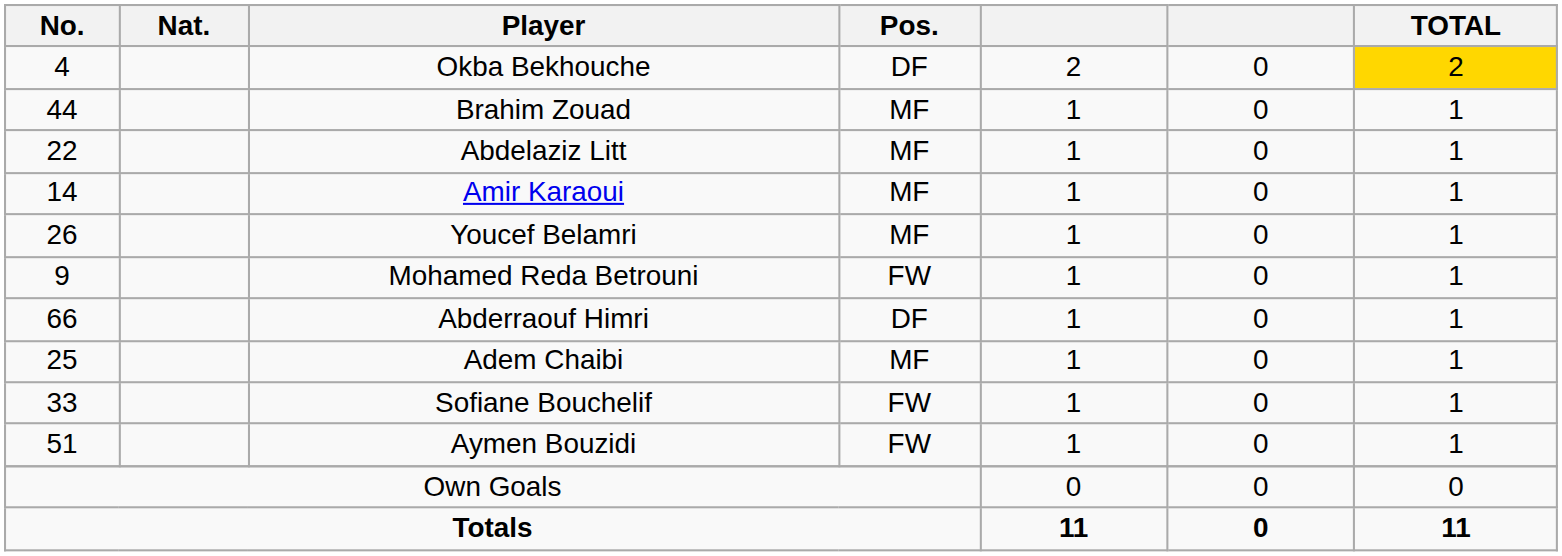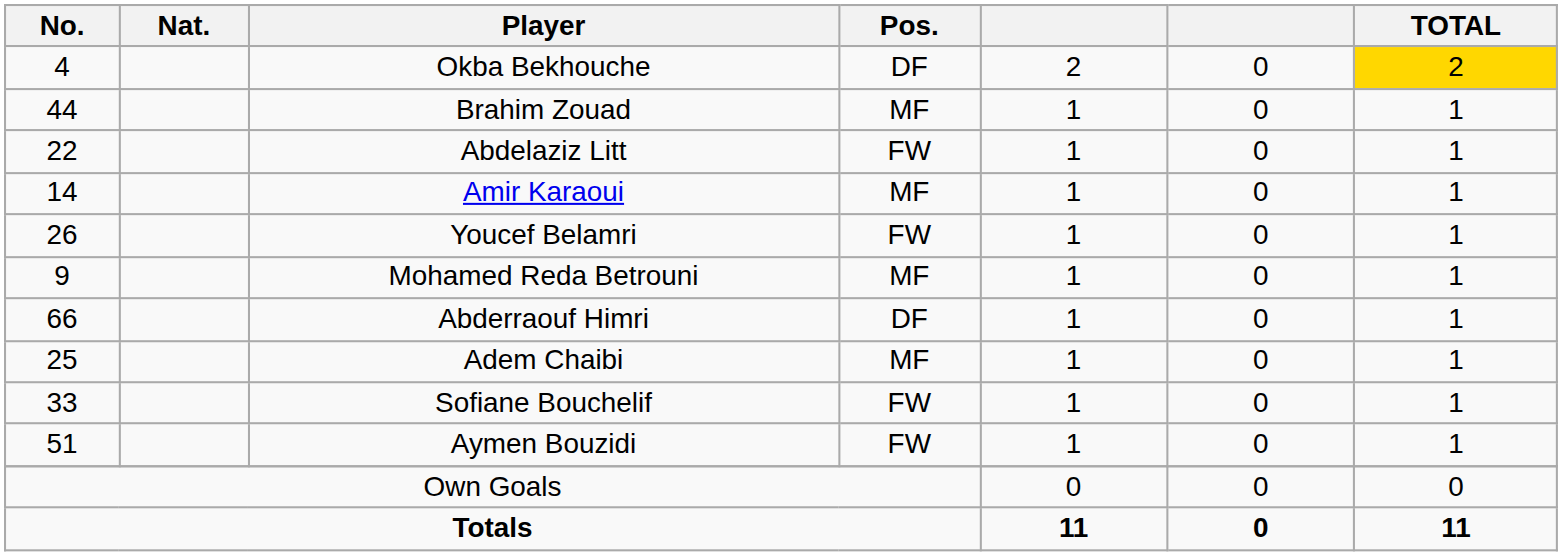(909, 150) MF -> (909, 150) FW
(909, 234) MF -> (909, 234) FW
(909, 276) FW -> (909, 276) MF
